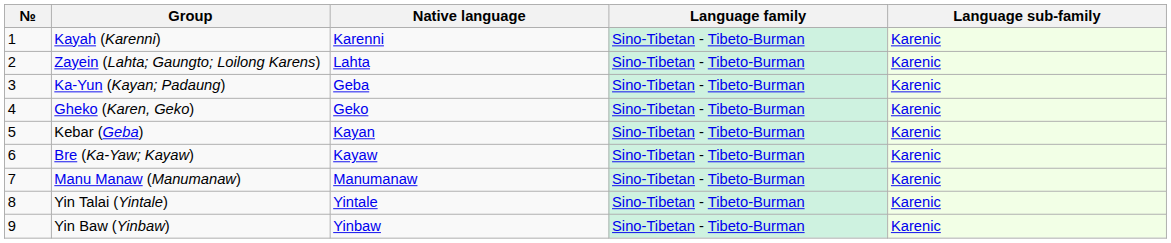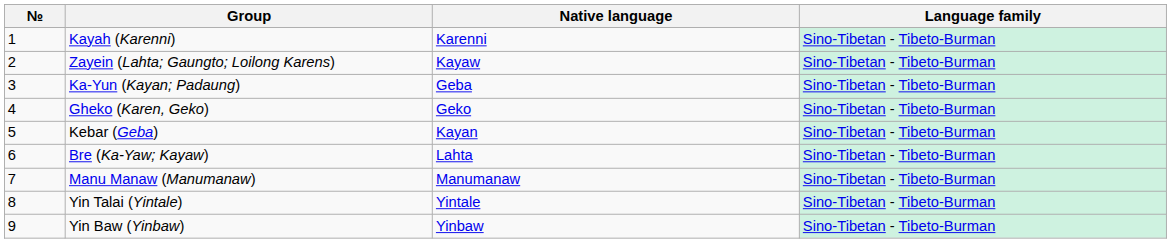- column: (1027, 16)
(352, 62) Lahta -> (458, 62) Kayaw
(355, 156) Kayaw -> (454, 156) Lahta
